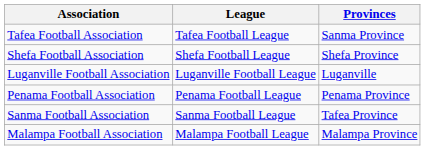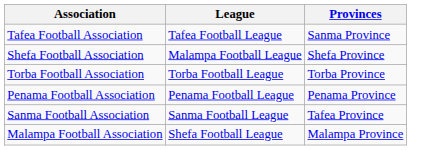(233, 54) Shefa Football League -> (235, 54) Malampa Football League
- row: (88, 74)
+ row: (76, 74)
(242, 134) Malampa Football League -> (226, 134) Shefa Football League
